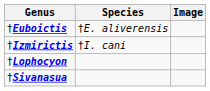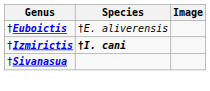(102, 45) normal -> (102, 45) bold
- row: (37, 61)
